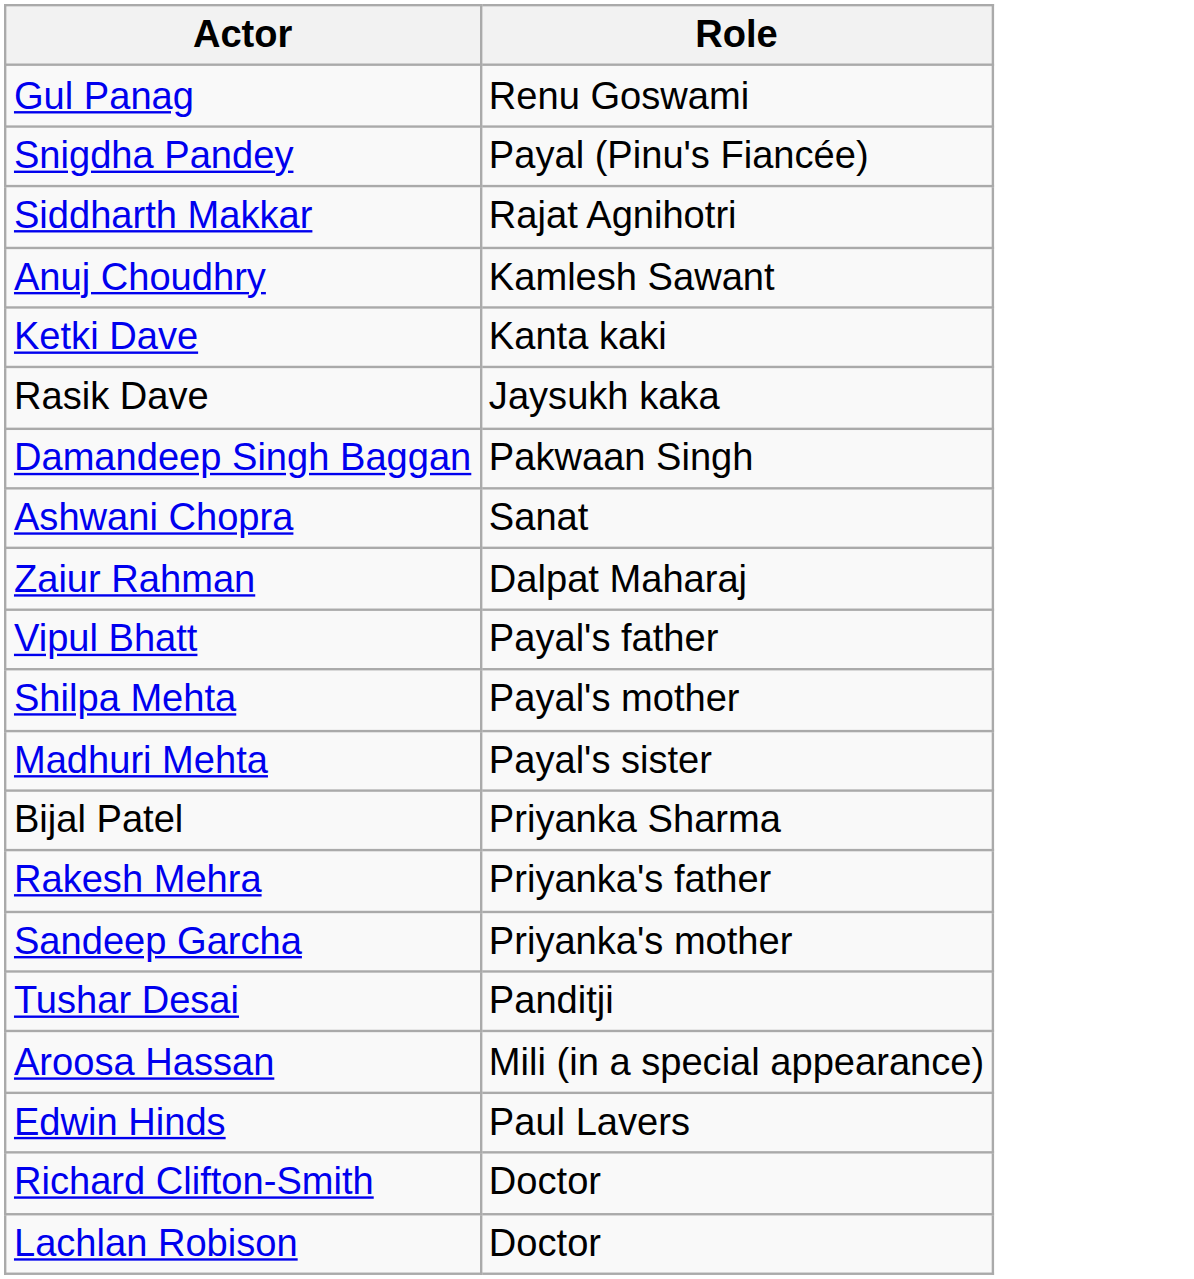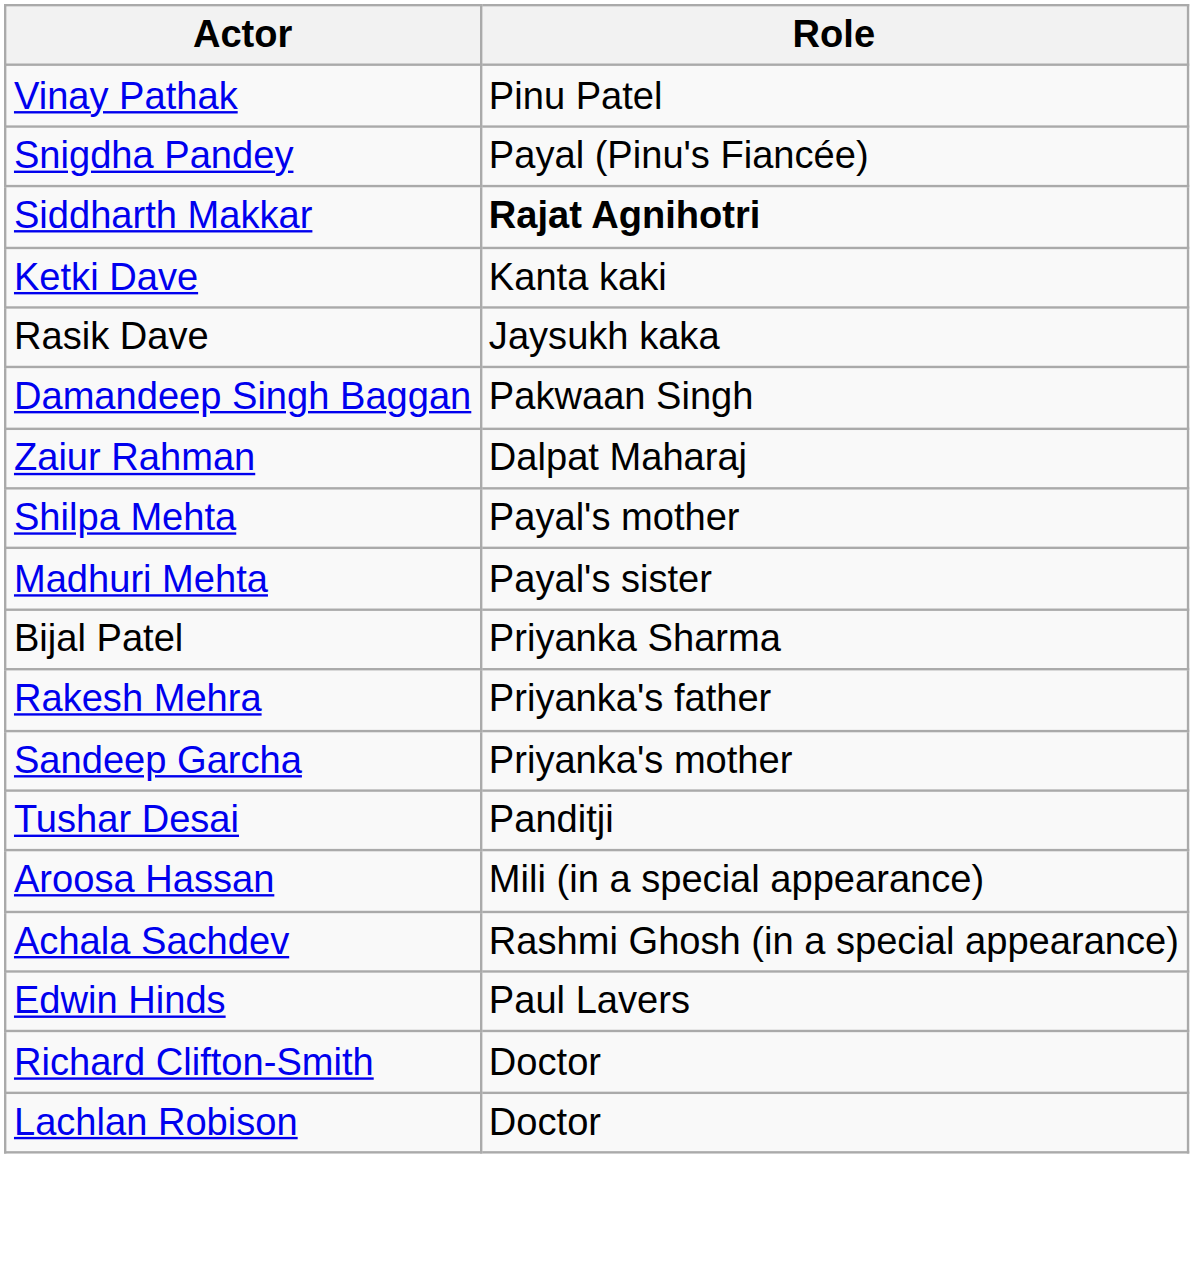+ row: (126, 95)
- row: (104, 95)
(613, 215) normal -> (625, 215) bold
- row: (140, 276)
- row: (154, 517)
- row: (106, 638)
+ row: (152, 940)
